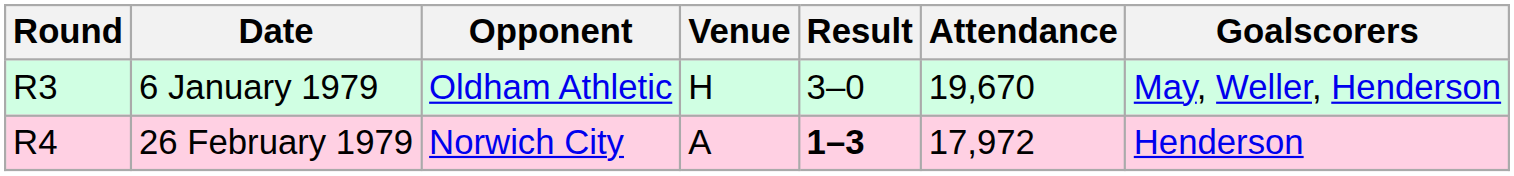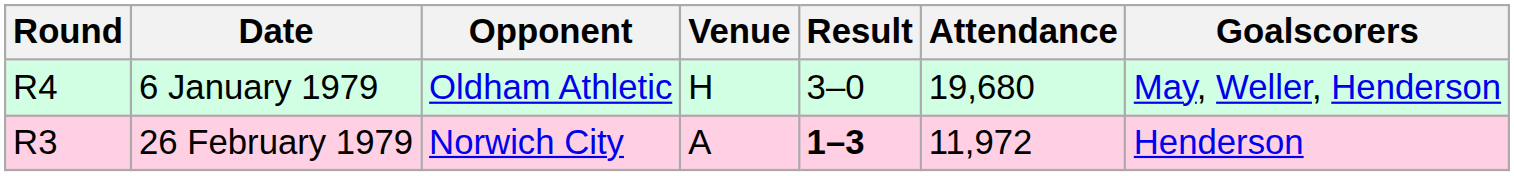(35, 87) R3 -> (35, 87) R4
(982, 87) 19,670 -> (982, 87) 19,680
(35, 142) R4 -> (35, 142) R3
(982, 142) 17,972 -> (981, 142) 11,972
